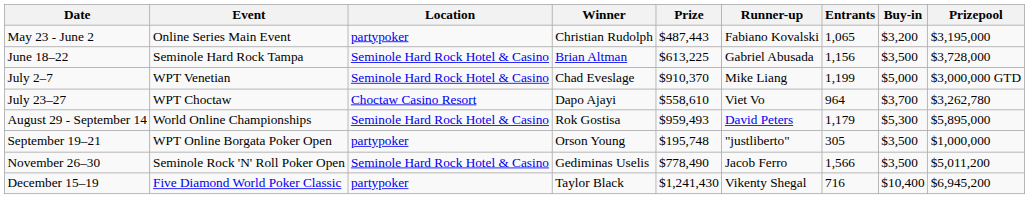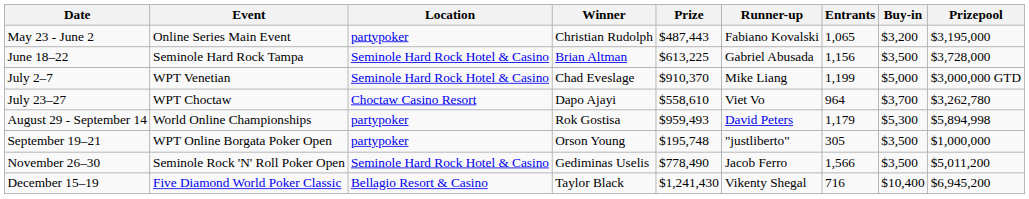(450, 120) Seminole Hard Rock Hotel & Casino -> (380, 120) partypoker
(961, 120) $5,895,000 -> (961, 120) $5,894,998
(380, 183) partypoker -> (419, 183) Bellagio Resort & Casino
